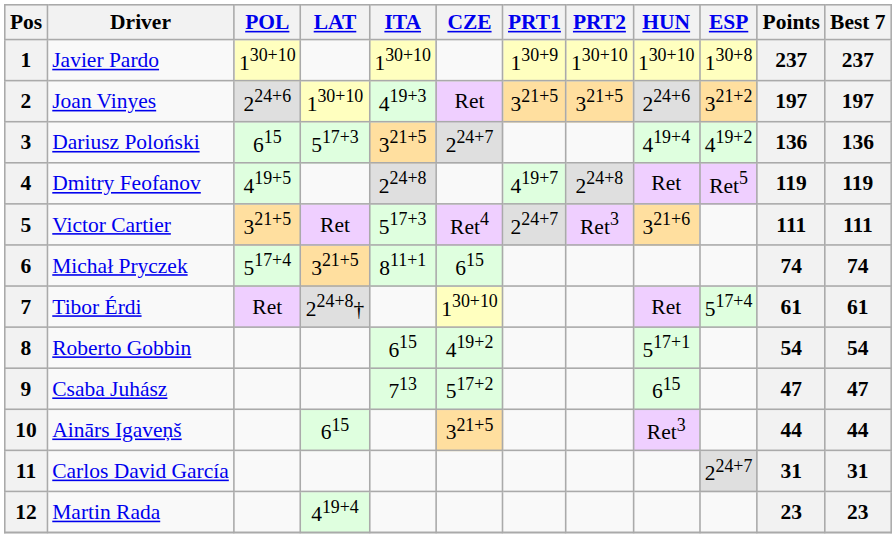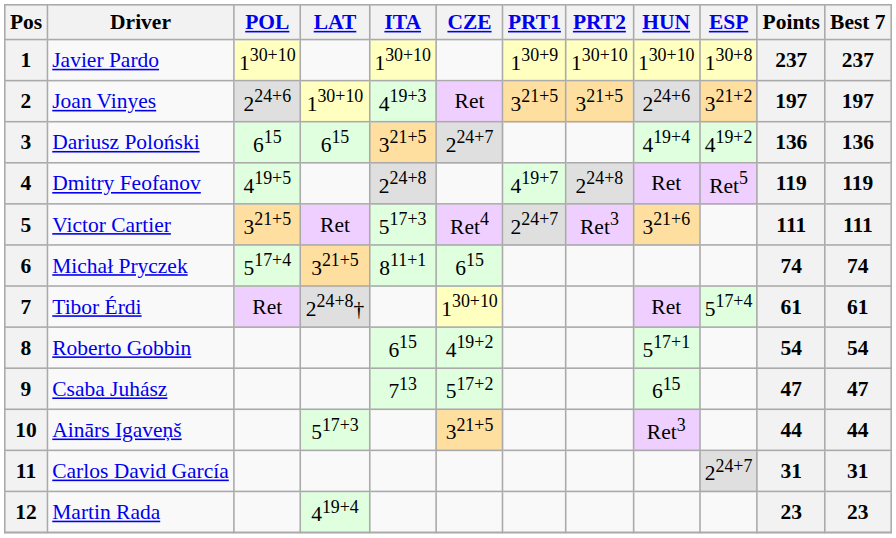(335, 142) 517+3 -> (335, 142) 615
(335, 429) 615 -> (335, 429) 517+3
